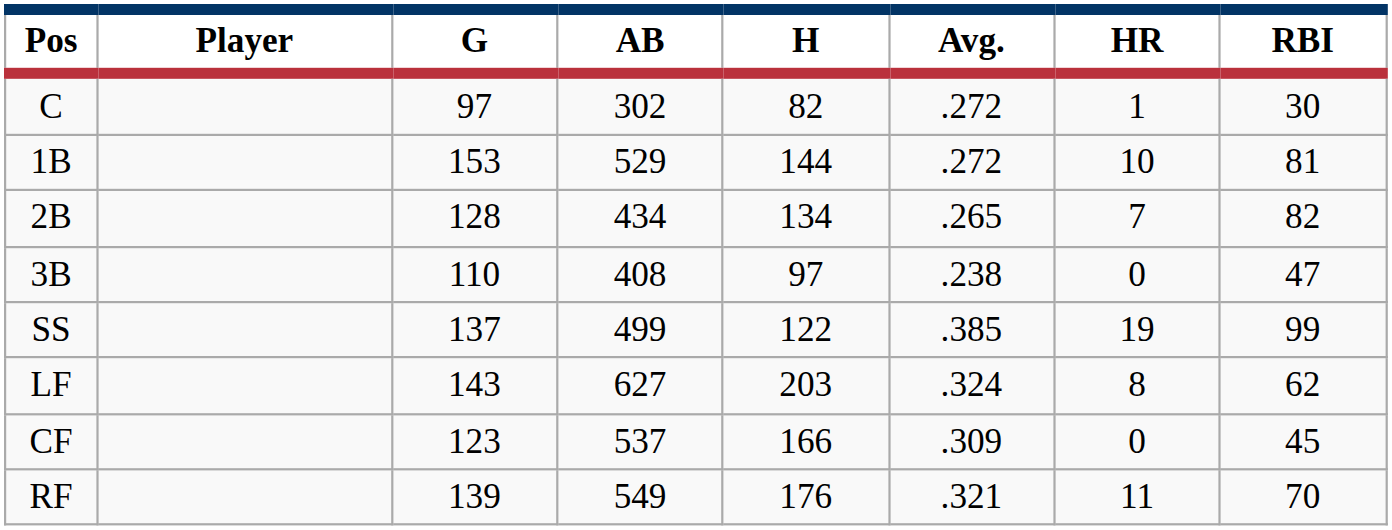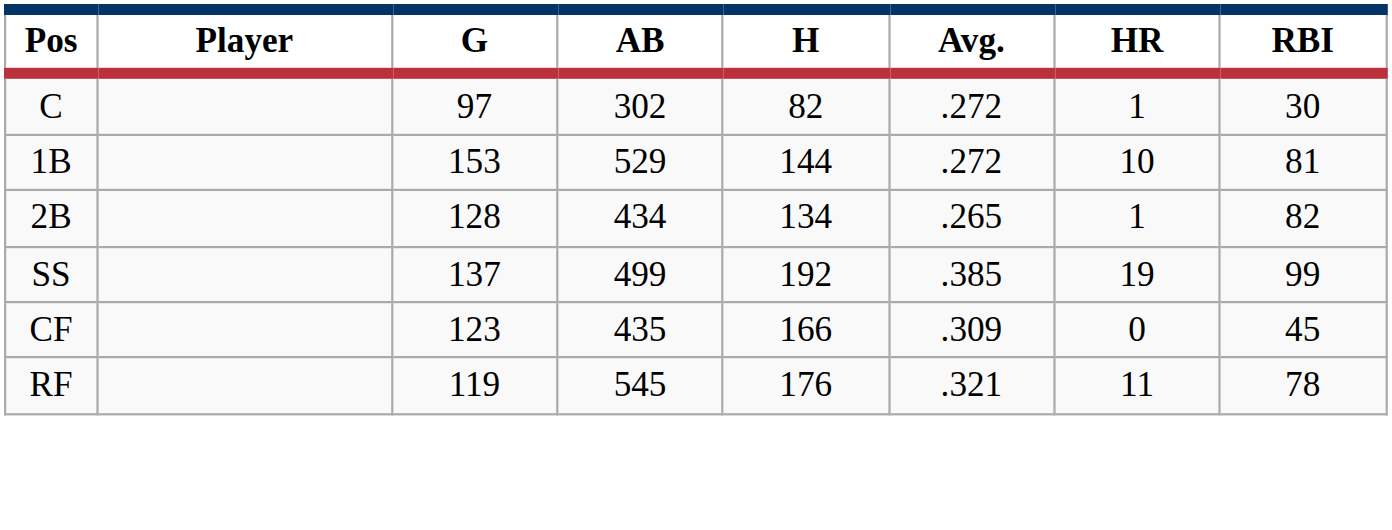(1137, 217) 7 -> (1137, 217) 1
- row: (51, 273)
(806, 329) 122 -> (806, 273) 192
- row: (51, 384)
(640, 440) 537 -> (640, 329) 435
(474, 496) 139 -> (474, 384) 119
(640, 496) 549 -> (640, 384) 545
(1303, 496) 70 -> (1303, 384) 78
